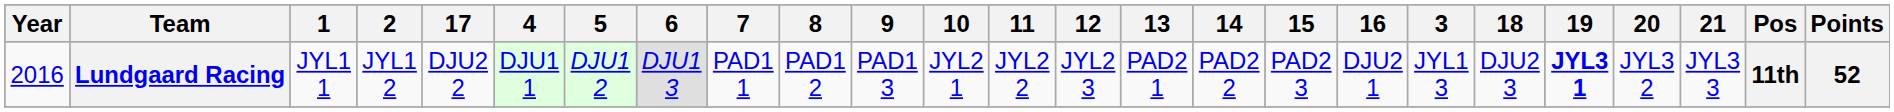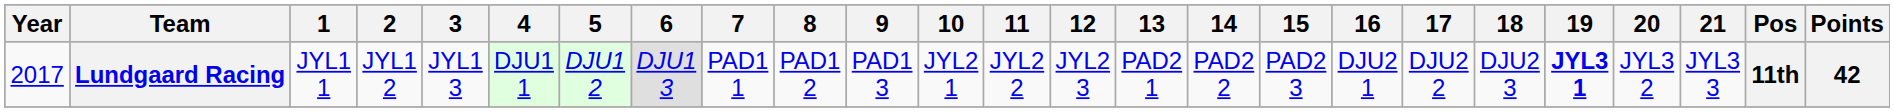columns swapped: (1441, 23) <-> (458, 23)
(37, 74) 2016 -> (37, 74) 2017
(1847, 74) 52 -> (1847, 74) 42
